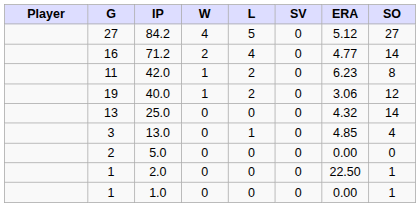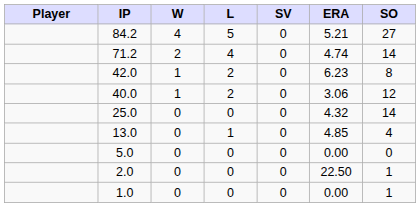- column: (111, 14)
(345, 34) 5.12 -> (336, 34) 5.21
(345, 53) 4.77 -> (336, 53) 4.74
